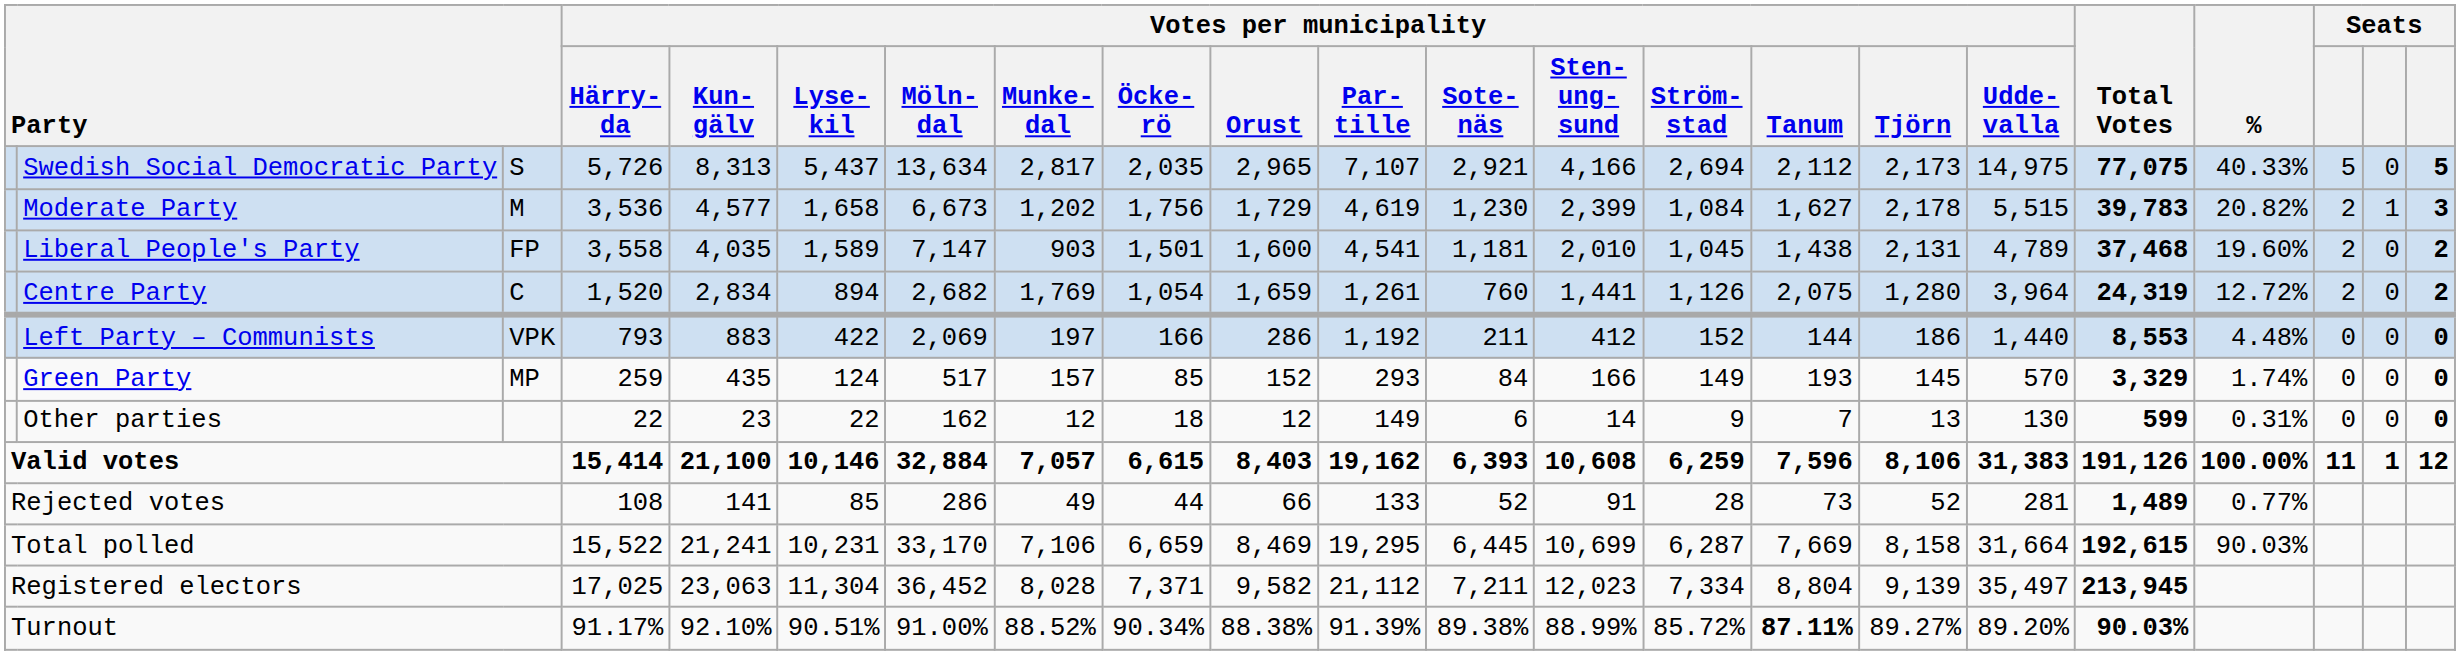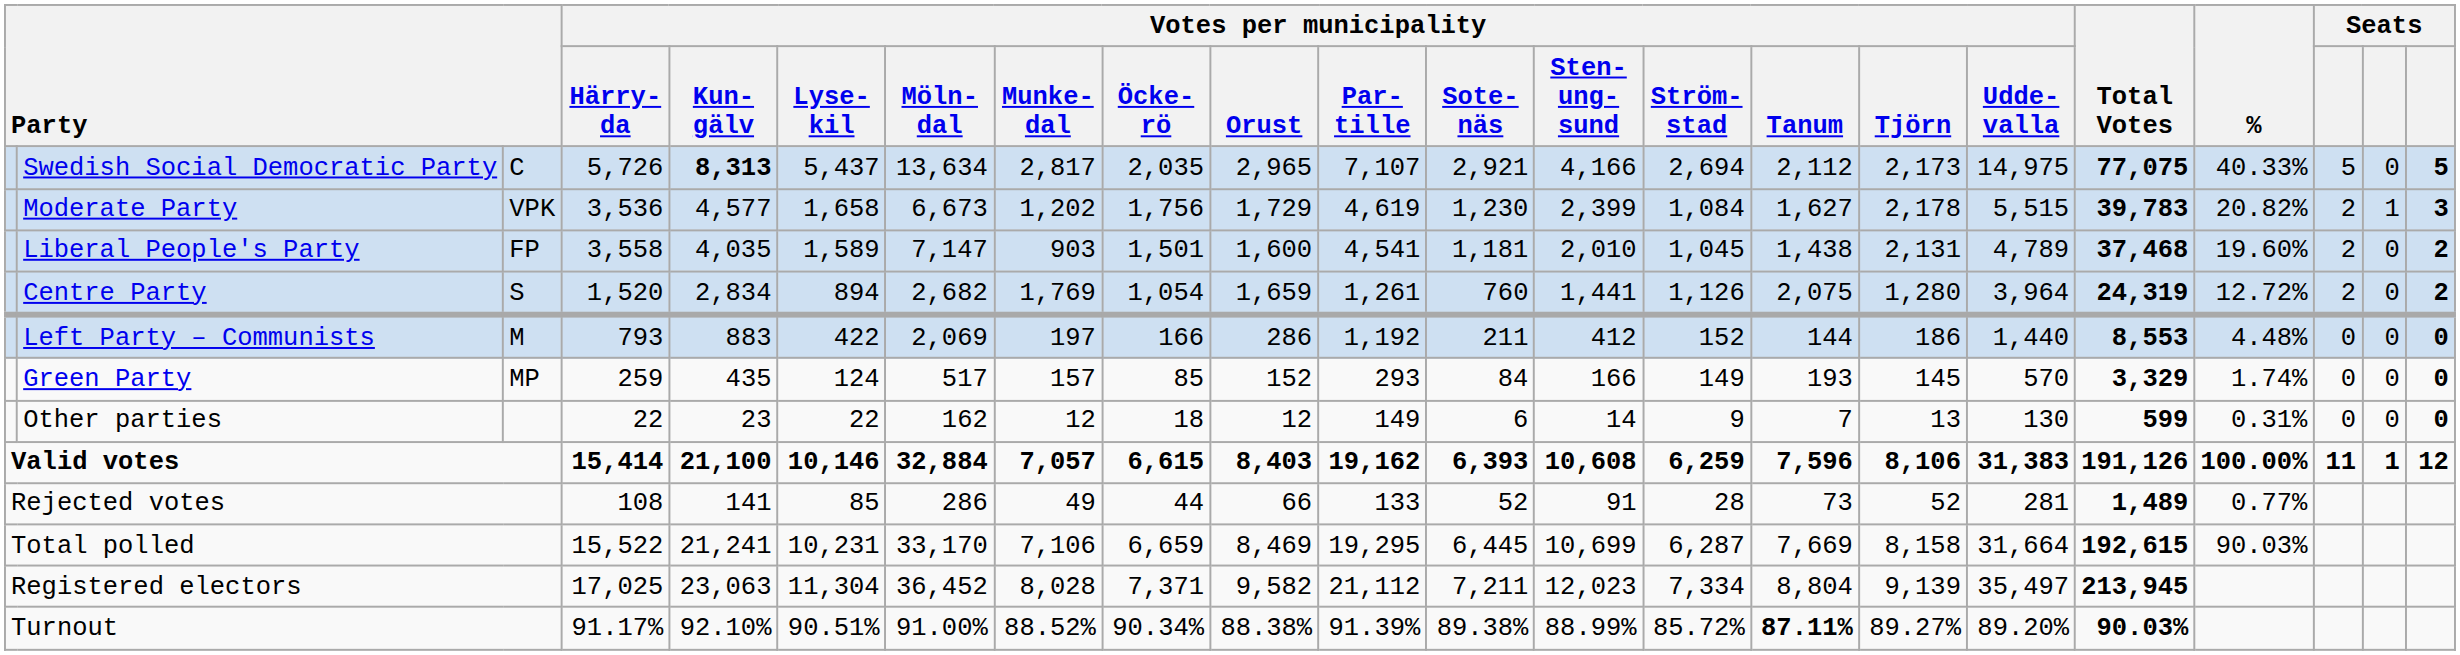(517, 168) S -> (517, 168) C
(733, 168) normal -> (733, 168) bold
(517, 209) M -> (532, 209) VPK
(517, 292) C -> (517, 292) S
(532, 338) VPK -> (517, 338) M
